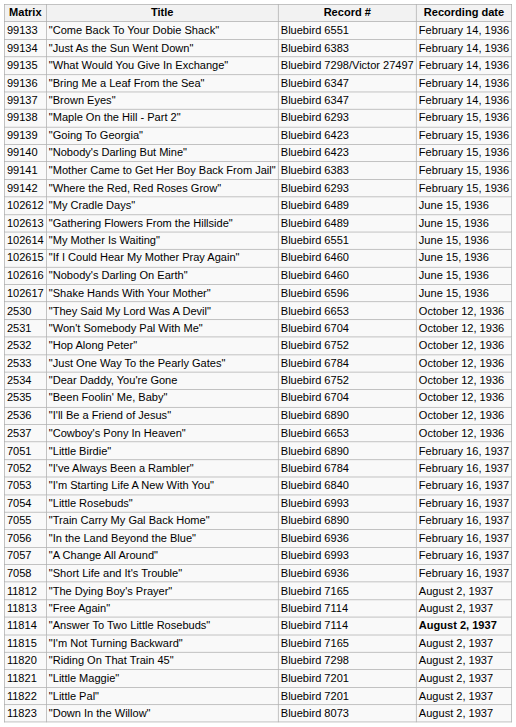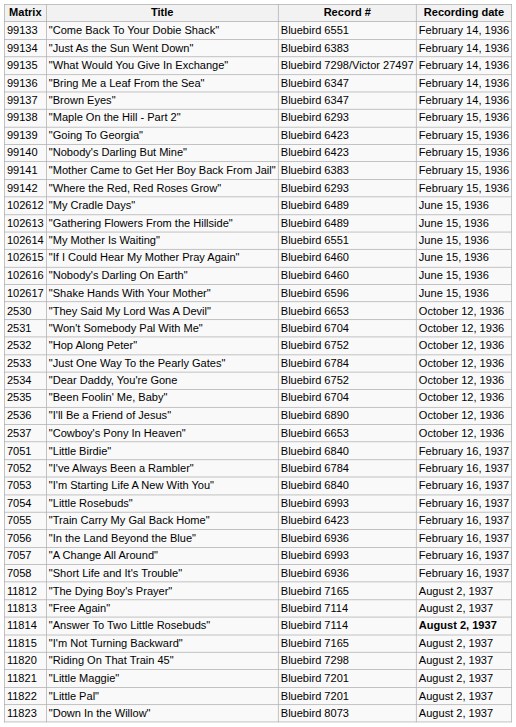(315, 450) Bluebird 6890 -> (315, 450) Bluebird 6840
(315, 521) Bluebird 6890 -> (315, 521) Bluebird 6423
